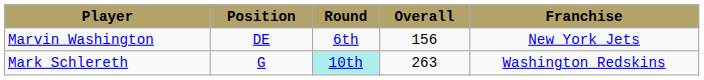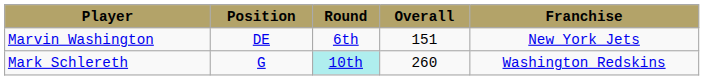(424, 40) 156 -> (424, 40) 151
(424, 63) 263 -> (424, 63) 260
